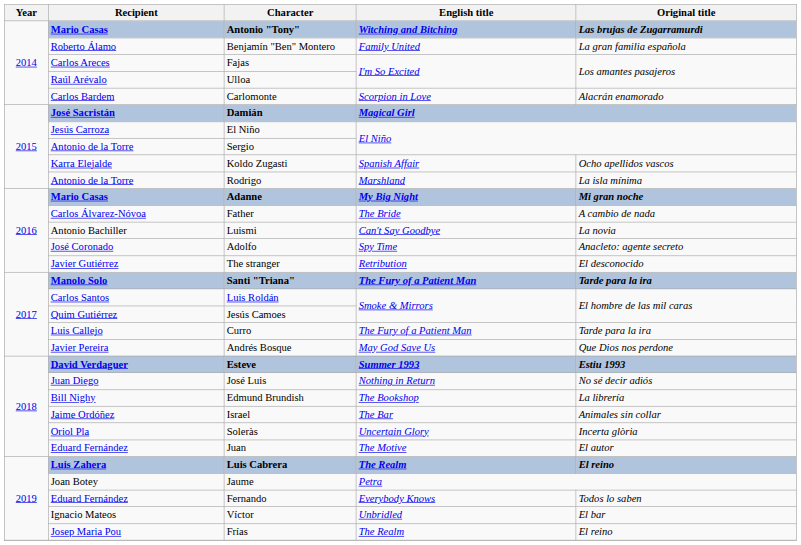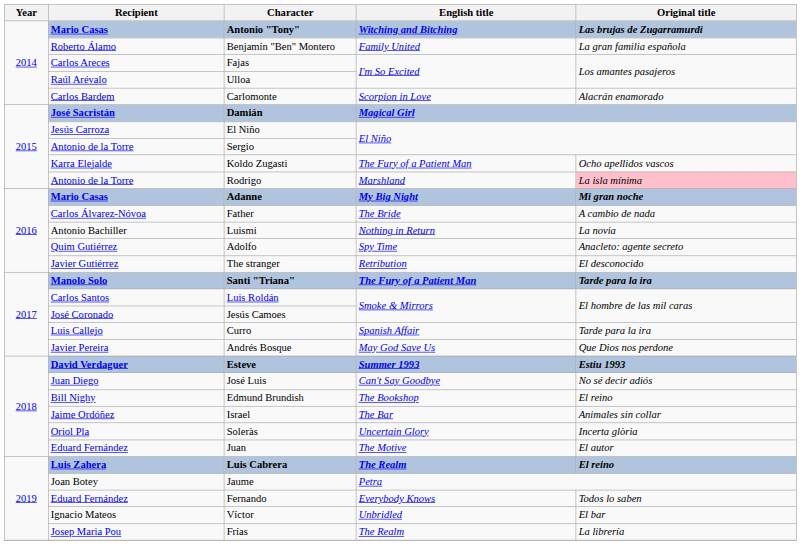(389, 163) Spanish Affair -> (415, 163) The Fury of a Patient Man
(610, 180) no background -> (610, 180) pink background
(399, 230) Can't Say Goodbye -> (397, 230) Nothing in Return
(82, 247) José Coronado -> (84, 247) Quim Gutiérrez
(84, 314) Quim Gutiérrez -> (82, 314) José Coronado
(415, 331) The Fury of a Patient Man -> (389, 331) Spanish Affair
(397, 381) Nothing in Return -> (399, 381) Can't Say Goodbye
(601, 398) La librería -> (596, 398) El reino
(596, 532) El reino -> (601, 532) La librería
